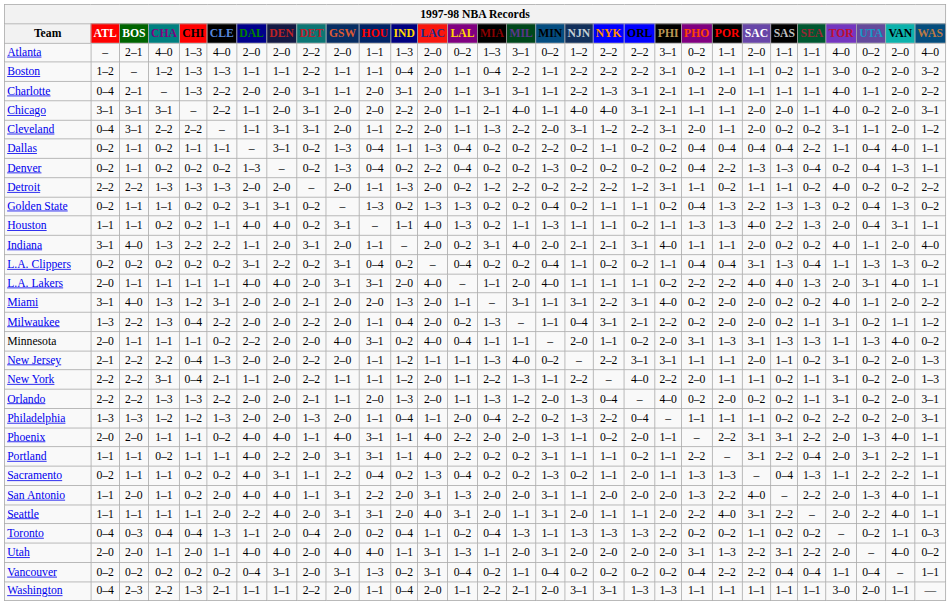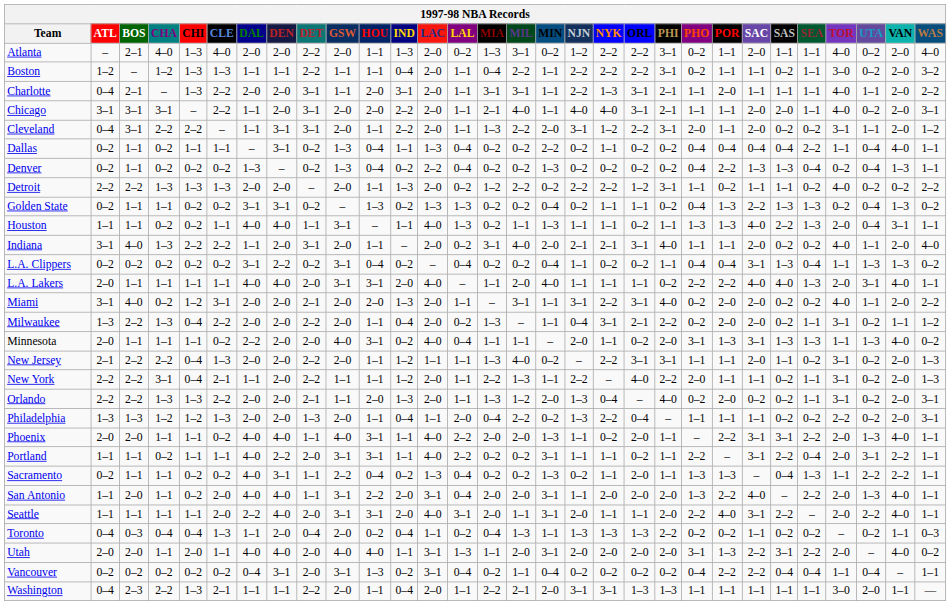(311, 226) 0–2 -> (311, 226) 1–1
(164, 303) 1–3 -> (164, 303) 0–2
(462, 495) 1–3 -> (462, 495) 0–4
